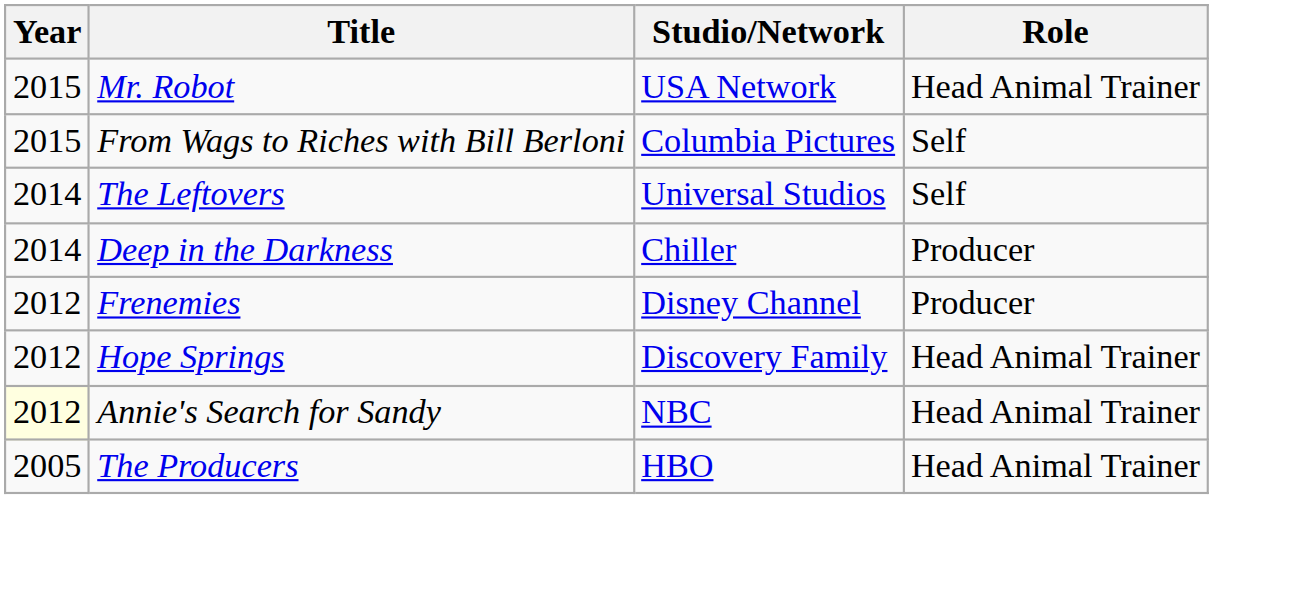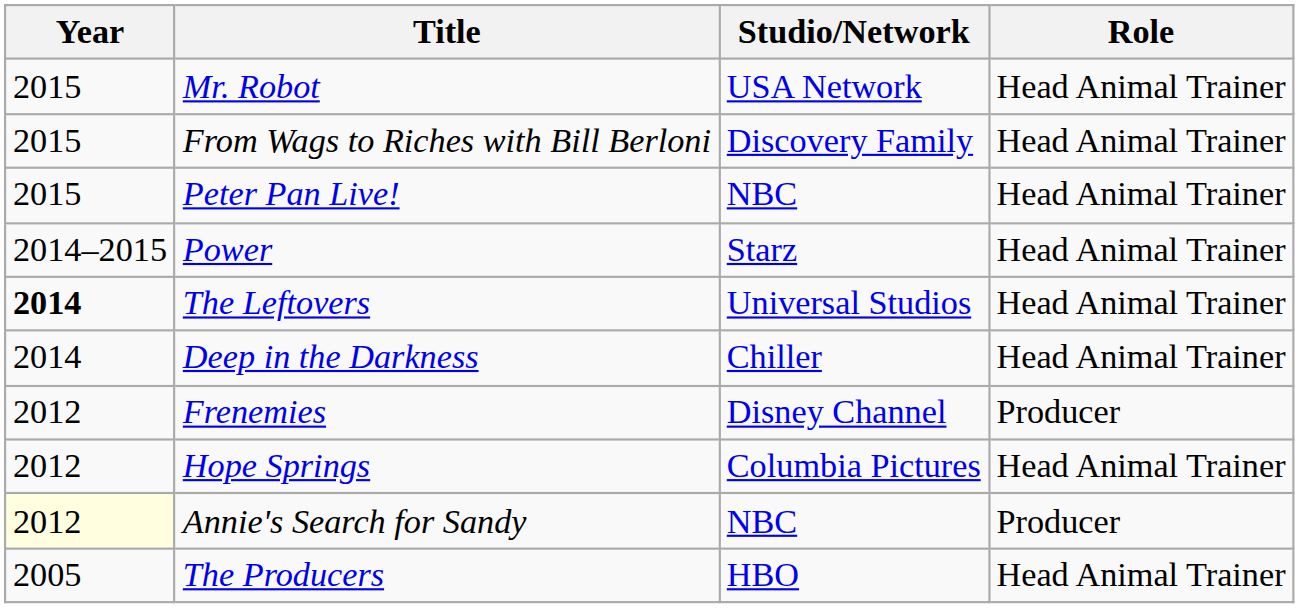(768, 140) Columbia Pictures -> (850, 140) Discovery Family
(938, 140) Self -> (1141, 140) Head Animal Trainer
+ row: (291, 194)
+ row: (228, 248)
(47, 194) normal -> (47, 303) bold
(938, 194) Self -> (1141, 303) Head Animal Trainer
(973, 248) Producer -> (1141, 357) Head Animal Trainer
(764, 357) Discovery Family -> (854, 466) Columbia Pictures
(1055, 411) Head Animal Trainer -> (1058, 520) Producer
